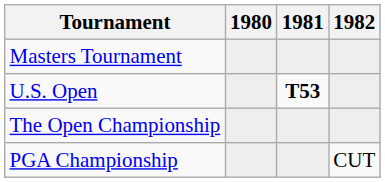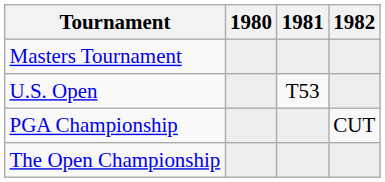(303, 91) bold -> (303, 91) normal
rows swapped: (115, 125) <-> (94, 160)
